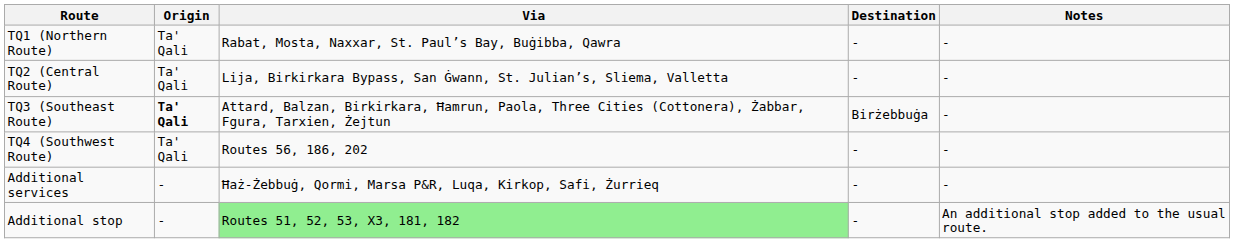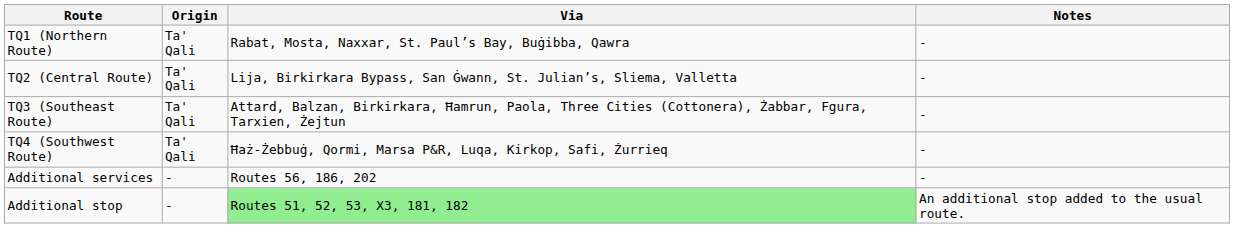- column: (894, 15)
(173, 114) bold -> (180, 114) normal
(295, 149) Routes 56, 186, 202 -> (449, 149) Ħaż-Żebbuġ, Qormi, Marsa P&R, Luqa, Kirkop, Safi, Żurrieq
(440, 185) Ħaż-Żebbuġ, Qormi, Marsa P&R, Luqa, Kirkop, Safi, Żurrieq -> (303, 177) Routes 56, 186, 202
